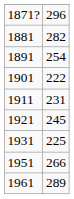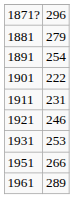(56, 36) 282 -> (56, 36) 279
(56, 120) 245 -> (56, 120) 246
(56, 141) 225 -> (56, 141) 253
